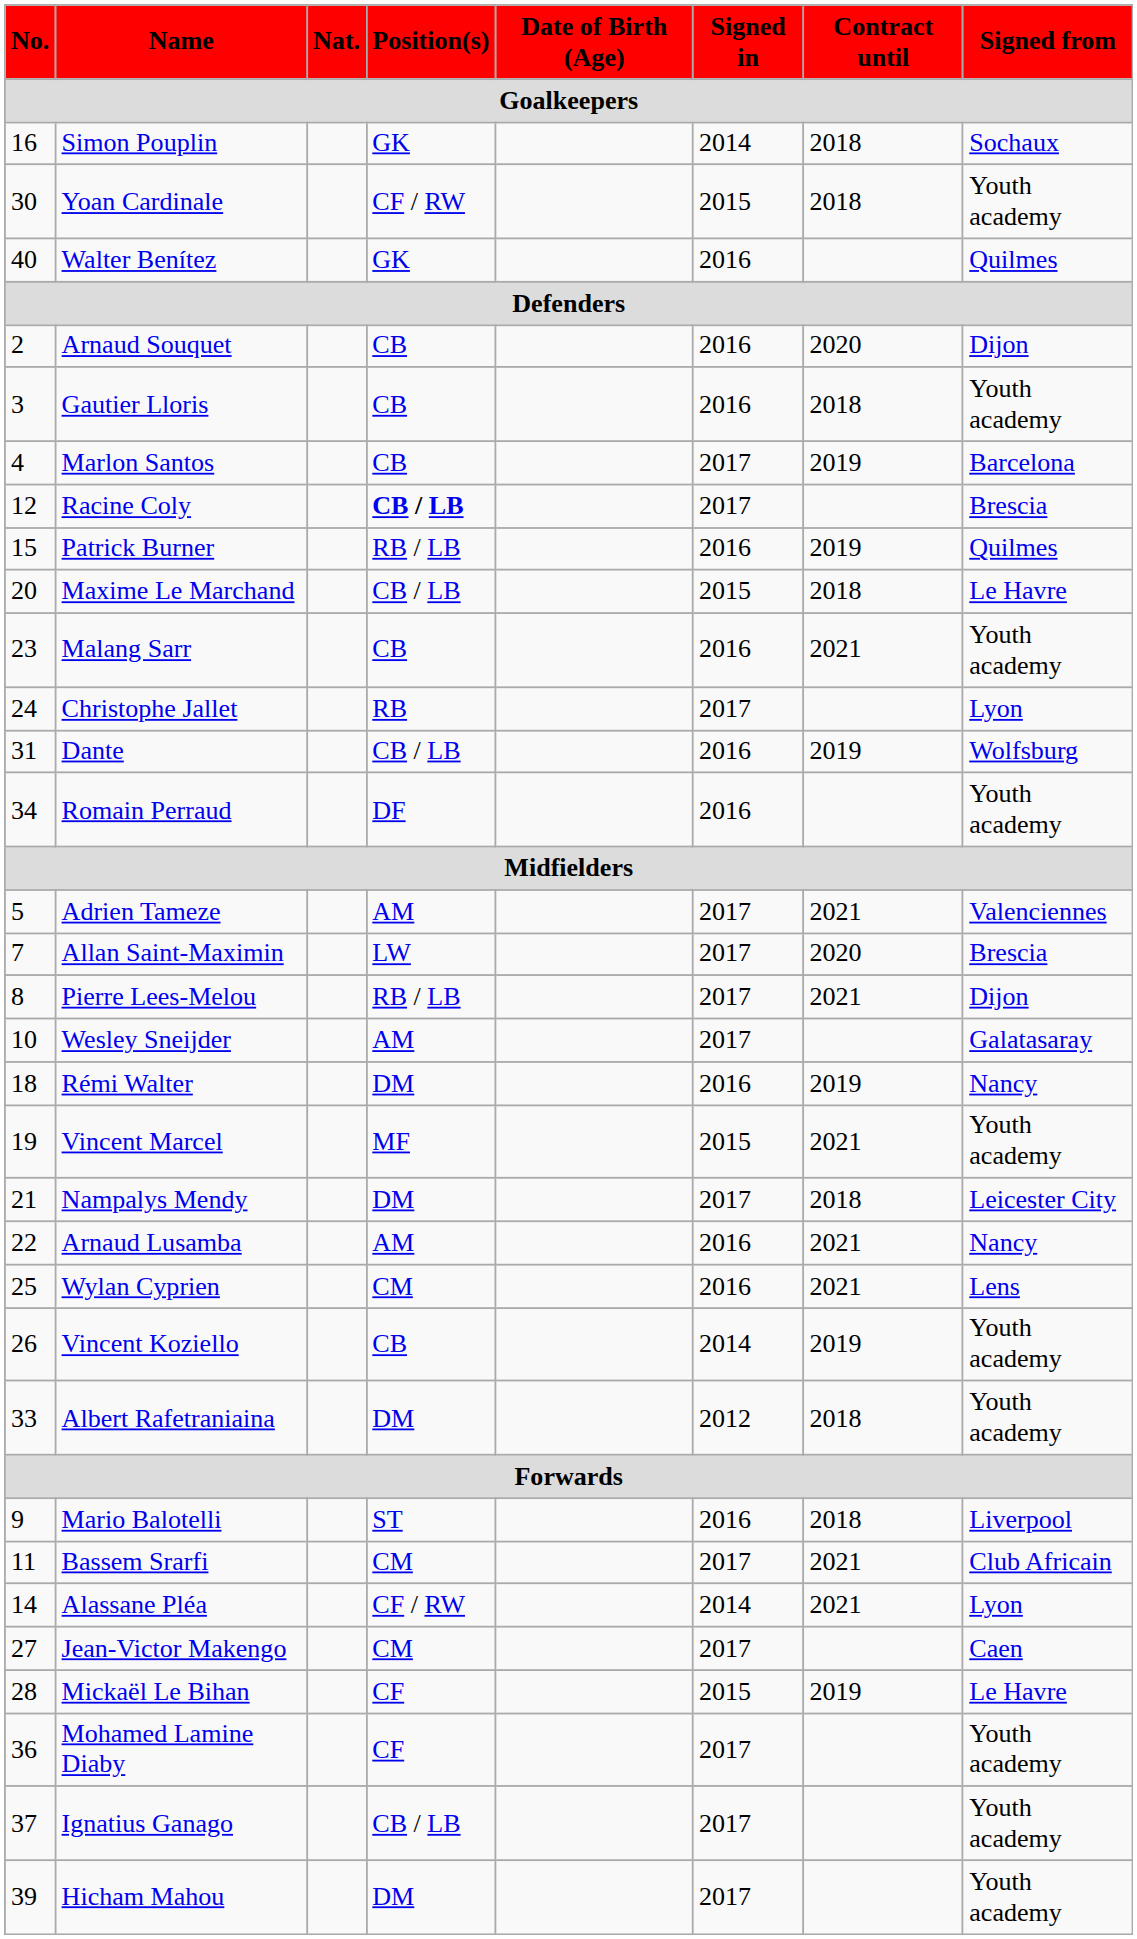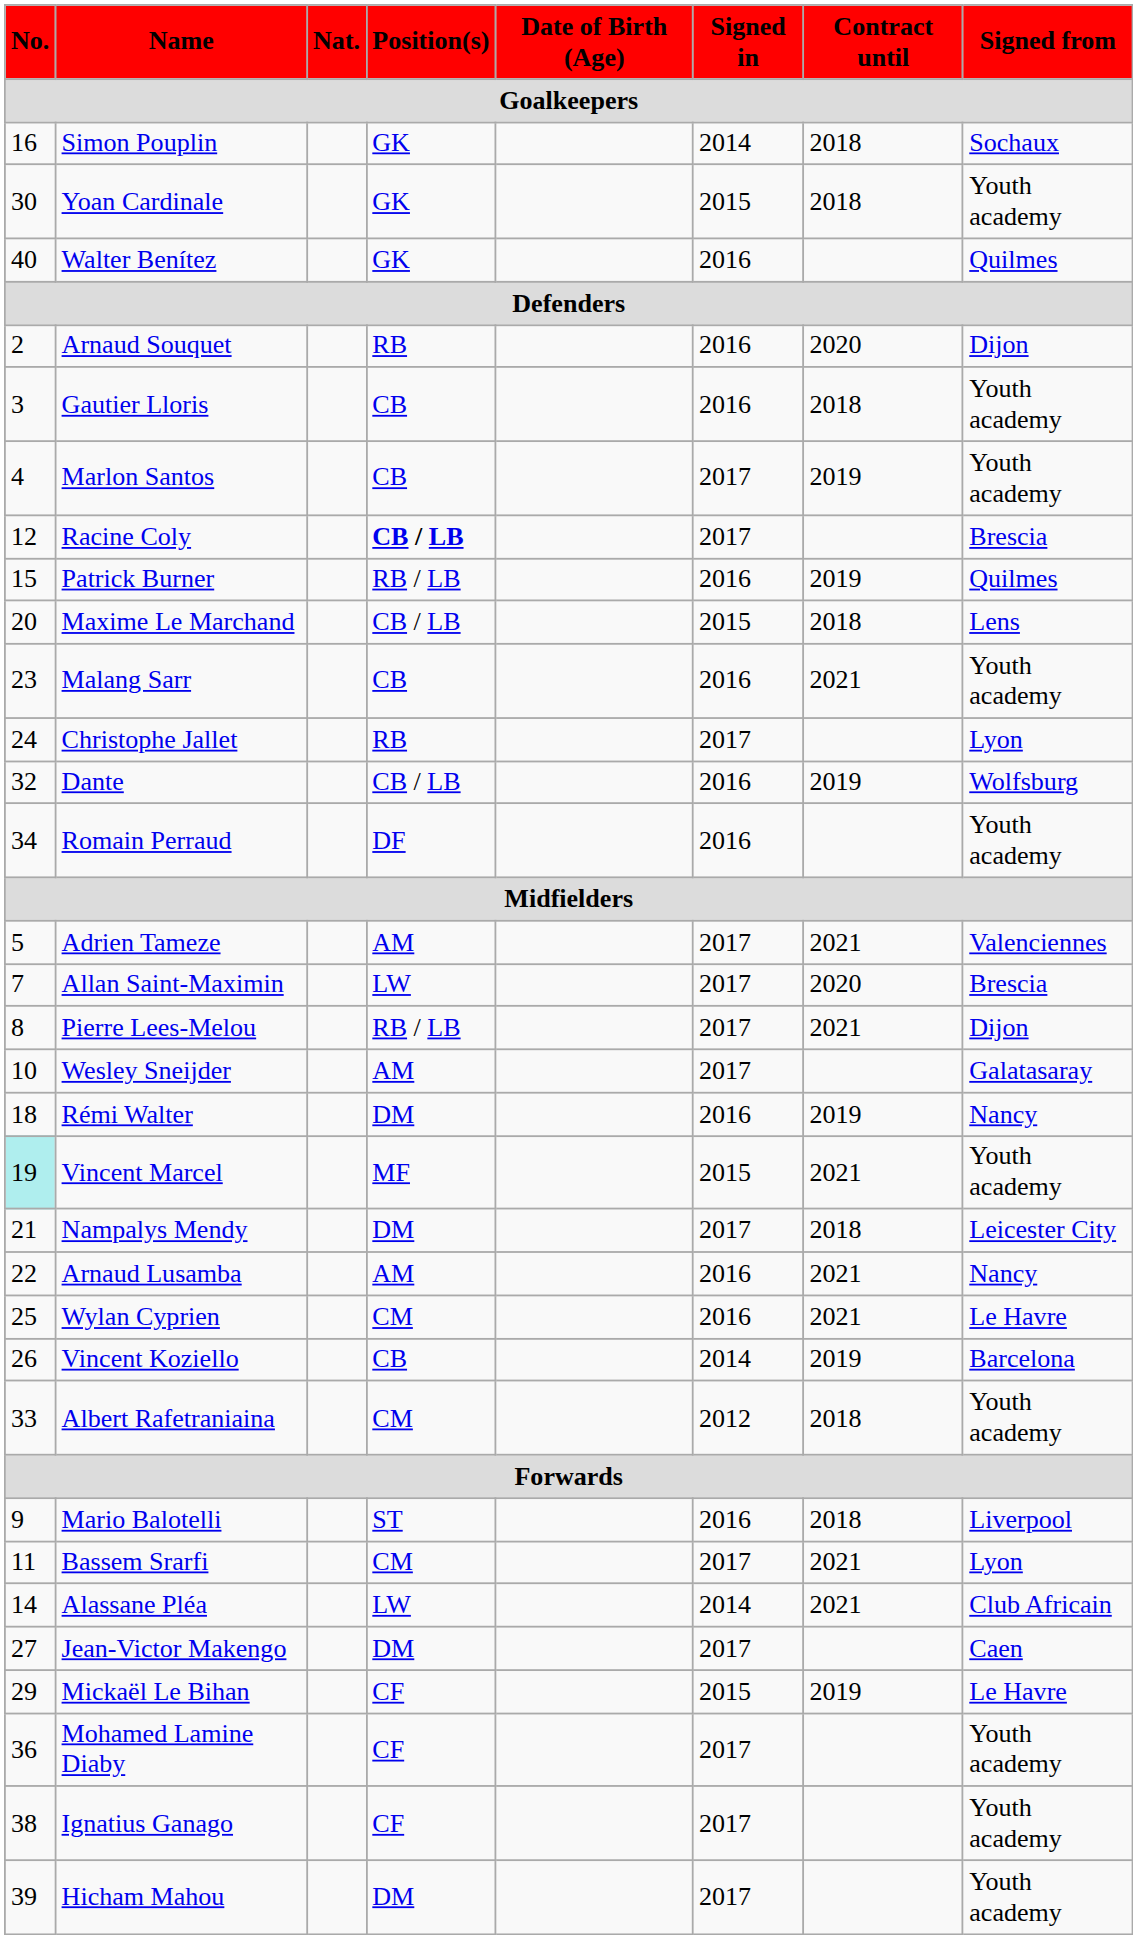(419, 201) CF / RW -> (391, 201) GK
(390, 345) CB -> (390, 345) RB
(1022, 462) Barcelona -> (1016, 477) Youth academy
(1018, 591) Le Havre -> (995, 622) Lens
(24, 751) 31 -> (24, 782) 32
(24, 1141) no background -> (24, 1172) paleturquoise background
(995, 1285) Lens -> (1018, 1316) Le Havre
(1016, 1344) Youth academy -> (1022, 1359) Barcelona
(393, 1417) DM -> (393, 1417) CM
(1041, 1562) Club Africain -> (996, 1562) Lyon
(419, 1605) CF / RW -> (392, 1605) LW
(996, 1605) Lyon -> (1041, 1605) Club Africain
(393, 1648) CM -> (393, 1648) DM
(24, 1691) 28 -> (24, 1691) 29
(24, 1823) 37 -> (24, 1823) 38
(416, 1823) CB / LB -> (388, 1823) CF
